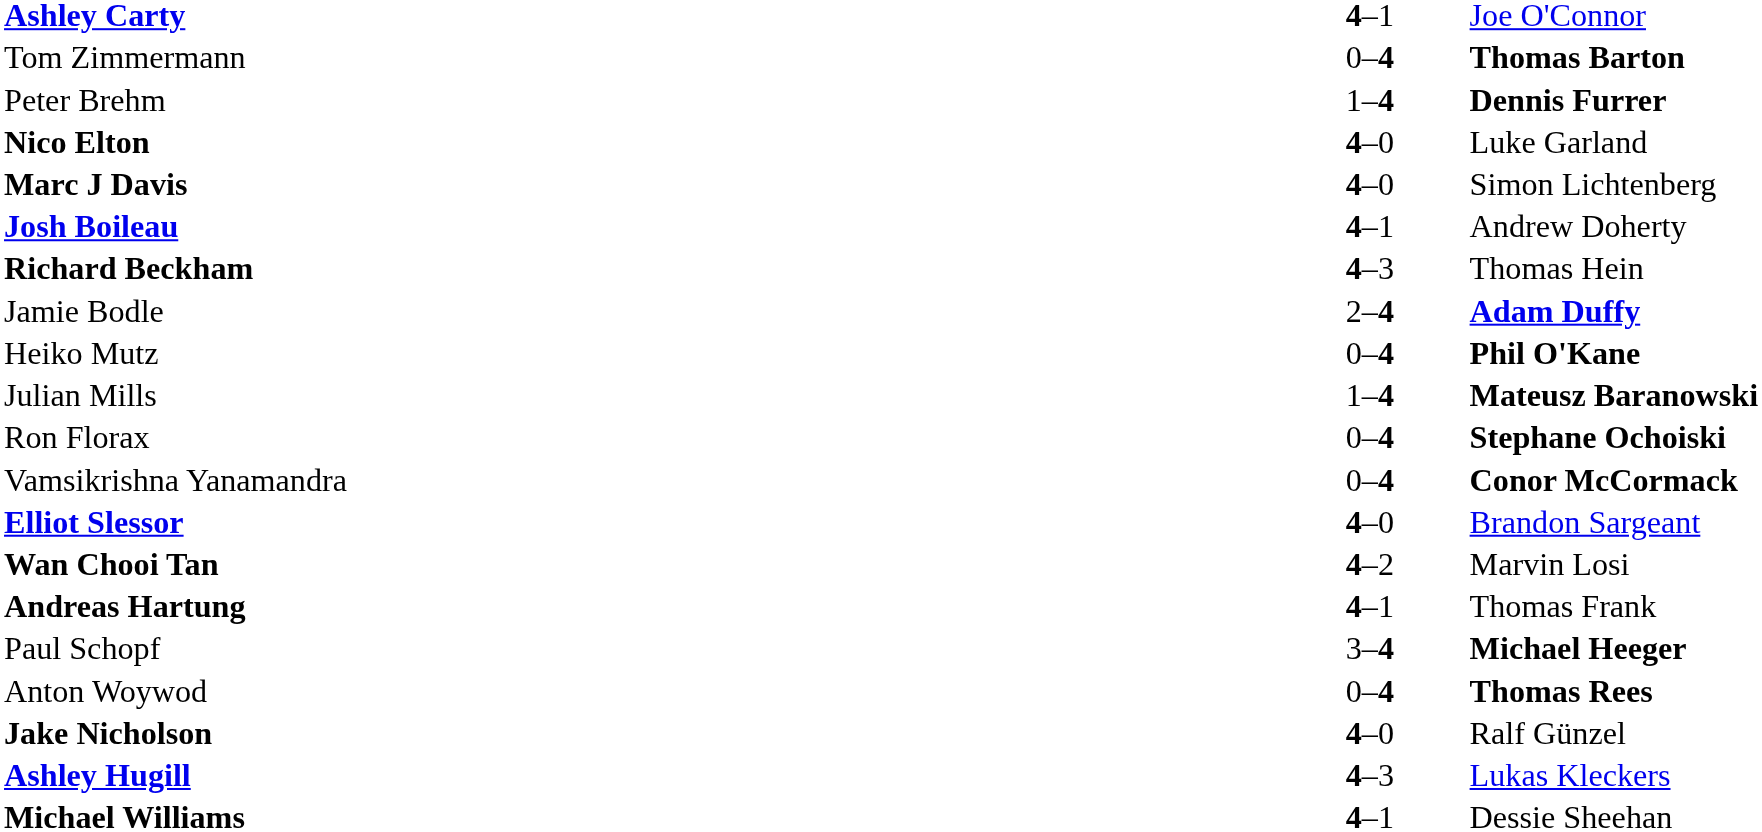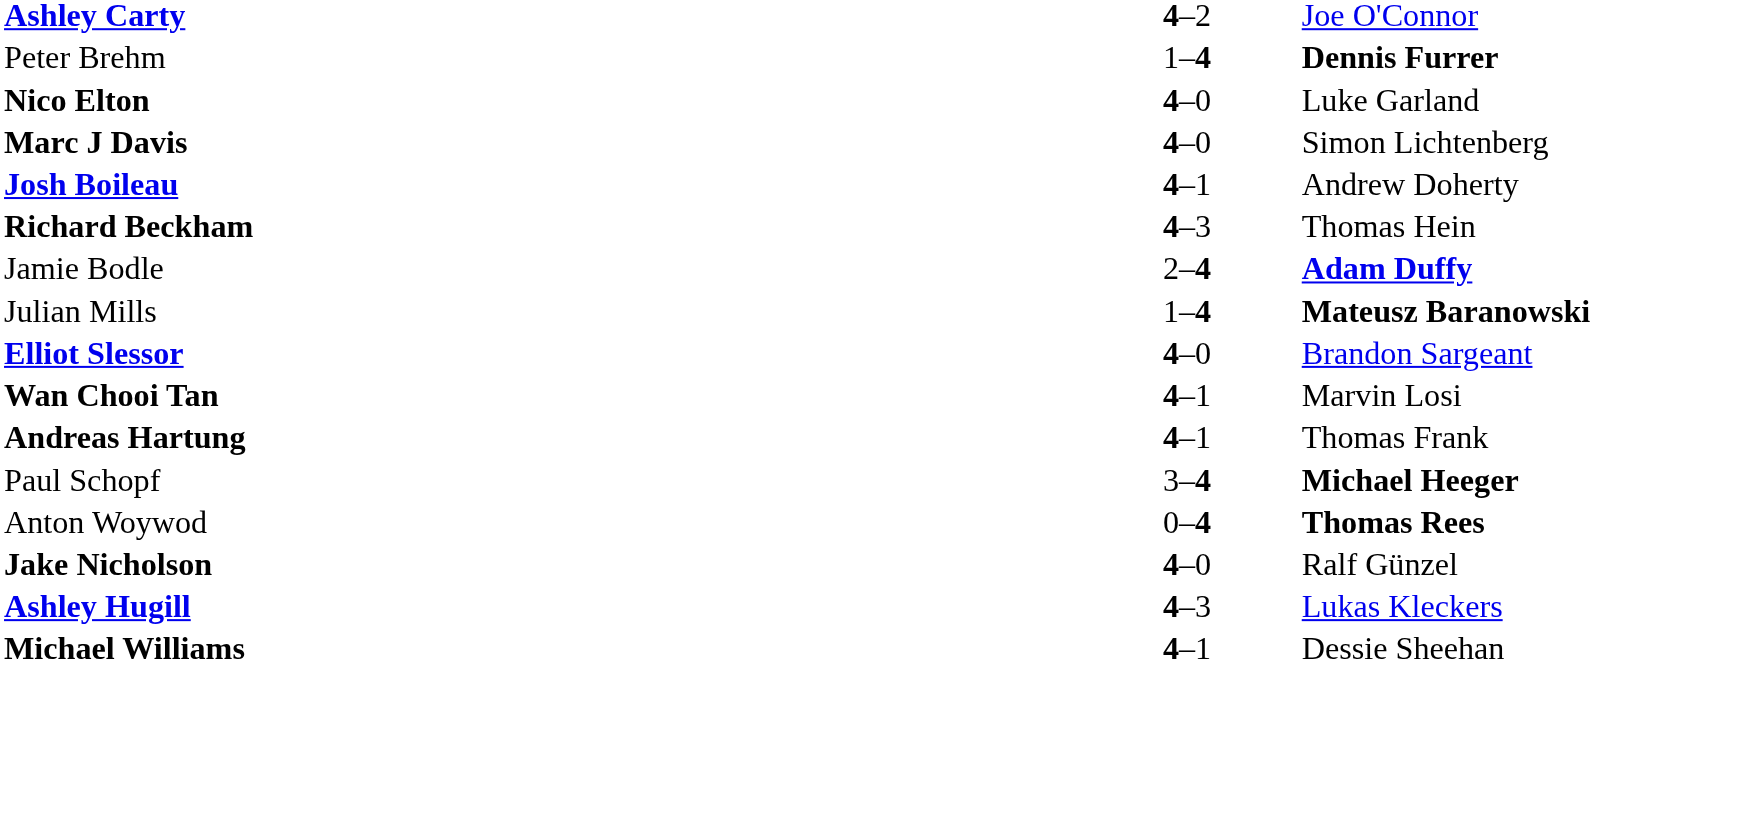(1370, 15) 4–1 -> (1187, 15) 4–2
- row: (125, 57)
- row: (81, 353)
- row: (77, 437)
- row: (176, 479)
(1370, 564) 4–2 -> (1187, 395) 4–1
